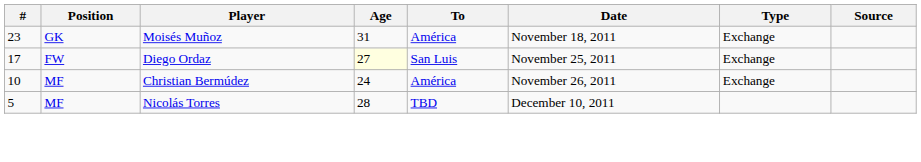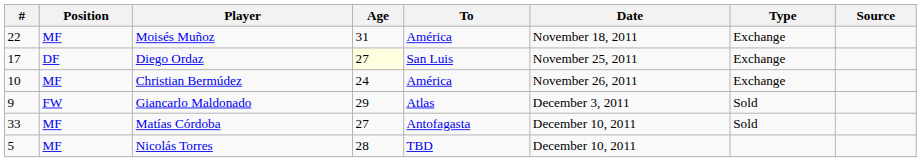(14, 37) 23 -> (14, 37) 22
(54, 37) GK -> (52, 37) MF
(54, 59) FW -> (51, 59) DF
+ row: (194, 102)
+ row: (178, 124)
